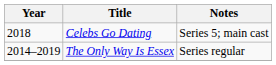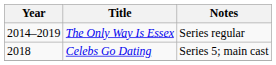rows swapped: (120, 51) <-> (109, 32)
